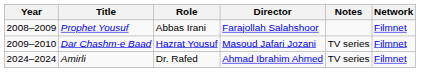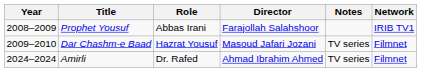(390, 28) Filmnet -> (394, 28) IRIB TV1
